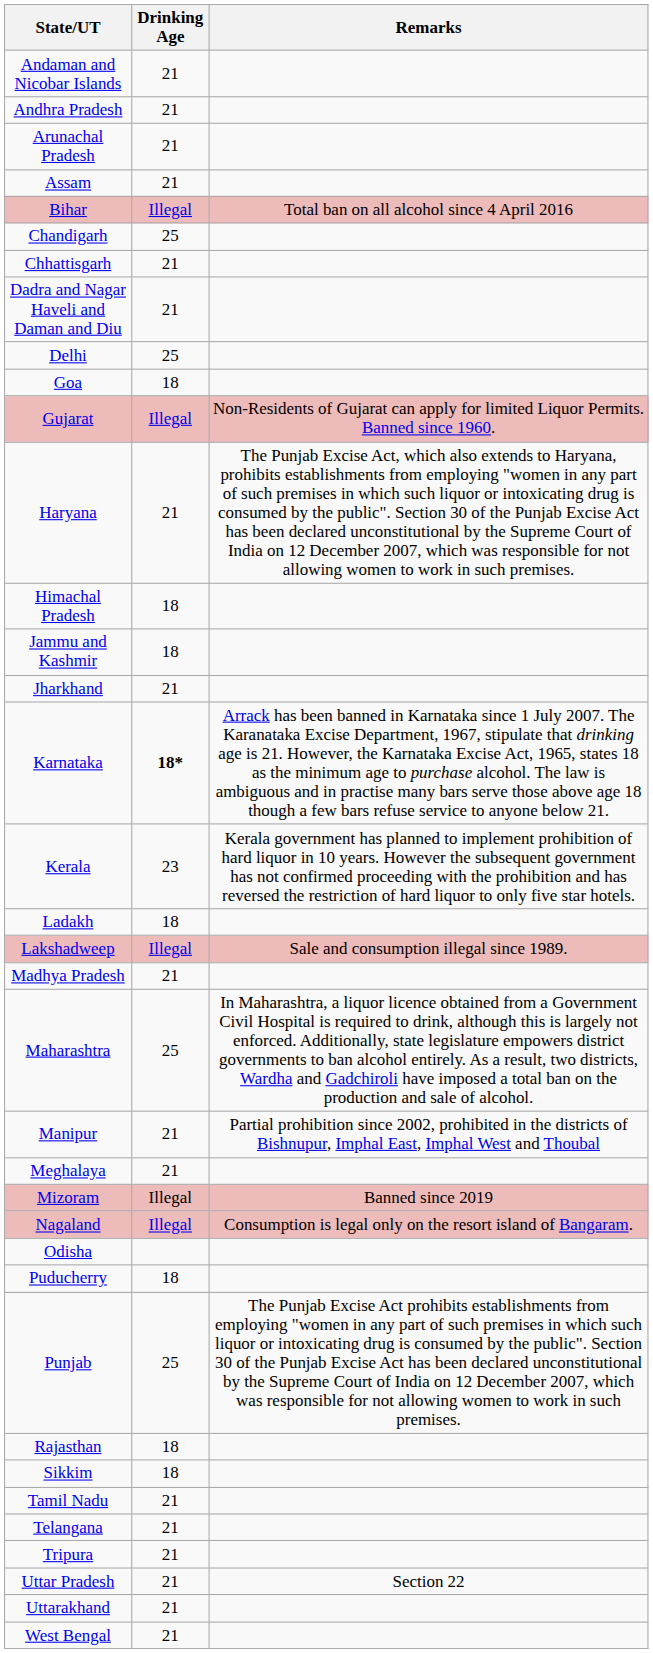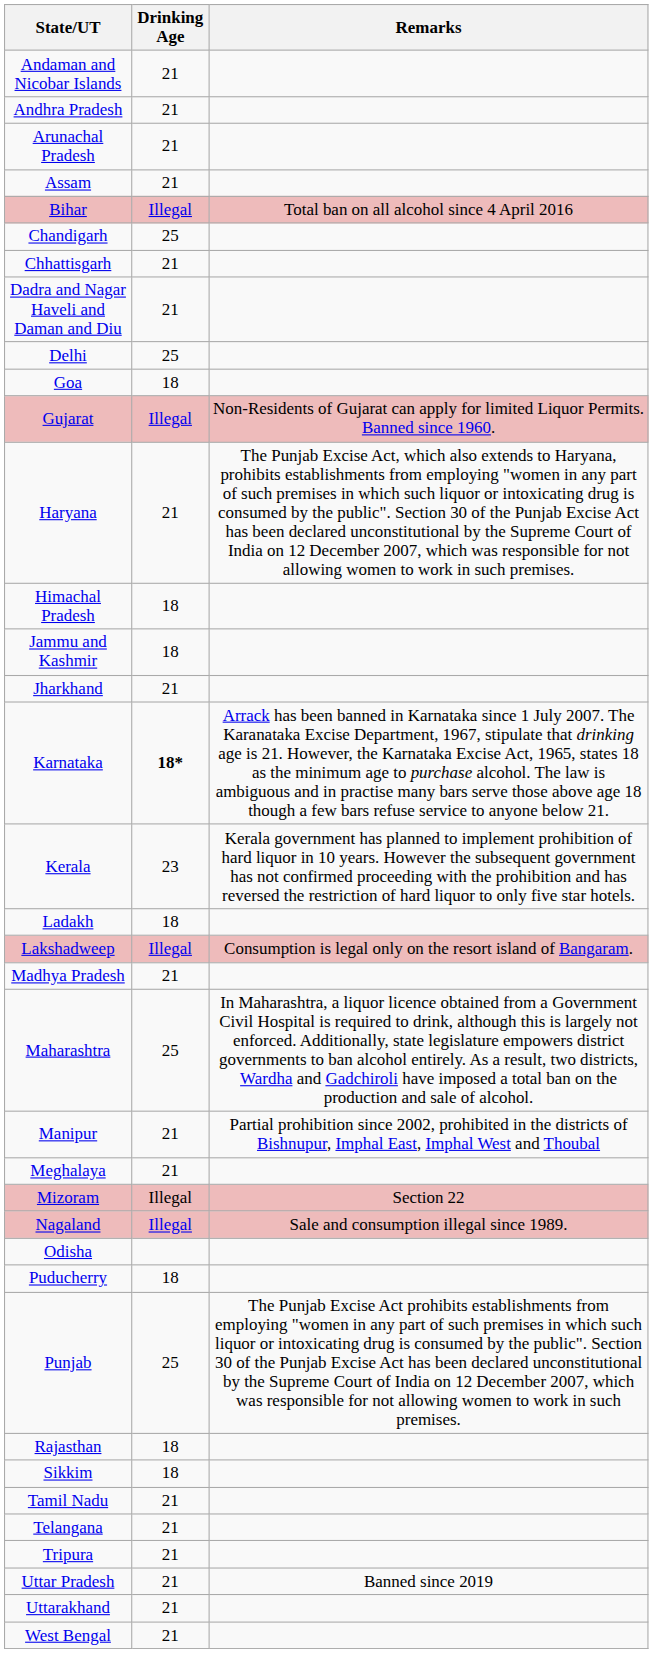(429, 948) Sale and consumption illegal since 1989. -> (429, 948) Consumption is legal only on the resort island of Bangaram.
(429, 1197) Banned since 2019 -> (429, 1197) Section 22
(429, 1224) Consumption is legal only on the resort island of Bangaram. -> (429, 1224) Sale and consumption illegal since 1989.
(429, 1581) Section 22 -> (429, 1581) Banned since 2019
